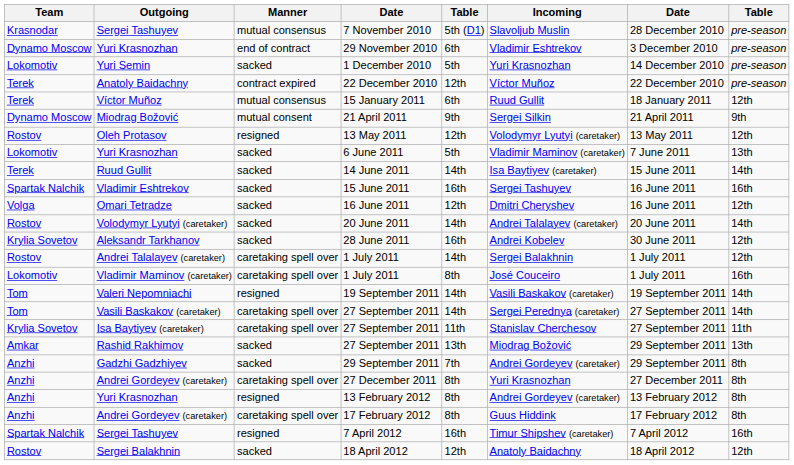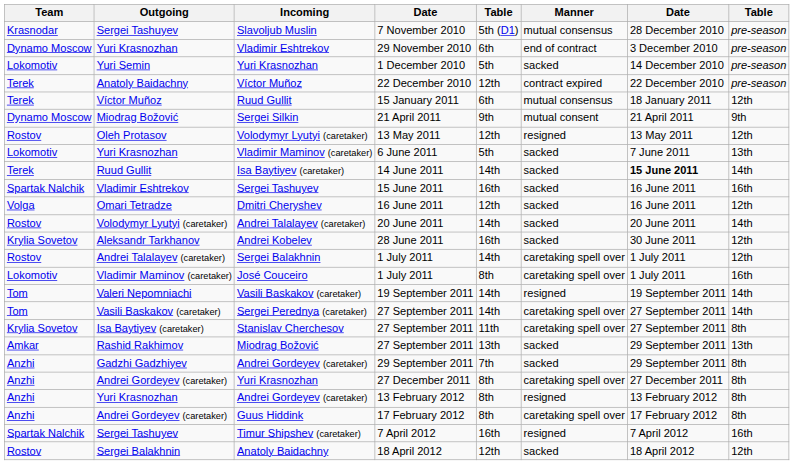columns swapped: (288, 13) <-> (557, 13)
(663, 170) normal -> (664, 170) bold
(741, 328) 11th -> (739, 328) 8th
